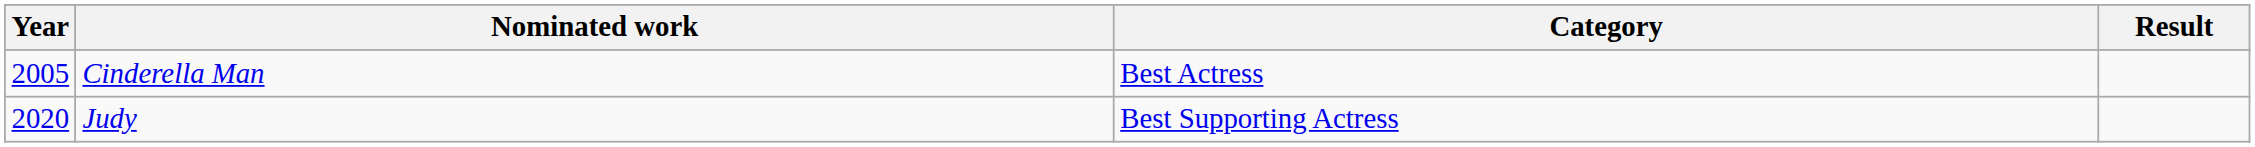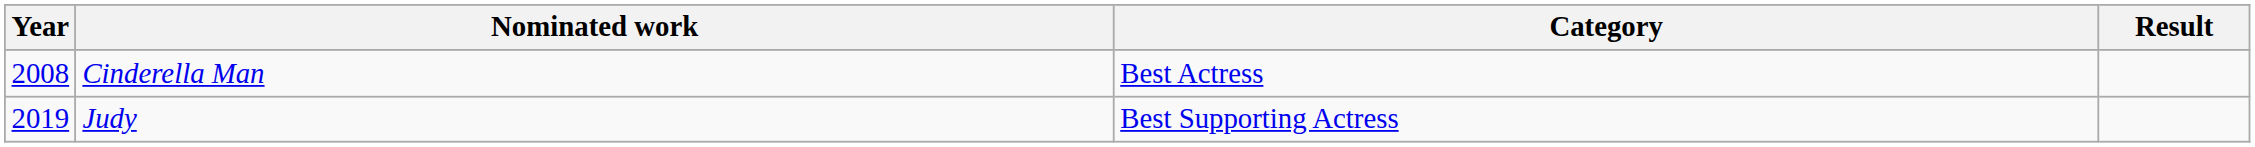(40, 73) 2005 -> (40, 73) 2008
(40, 118) 2020 -> (40, 118) 2019
